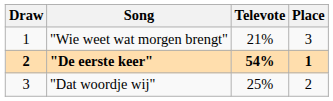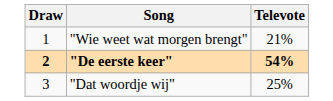- column: (308, 15)
